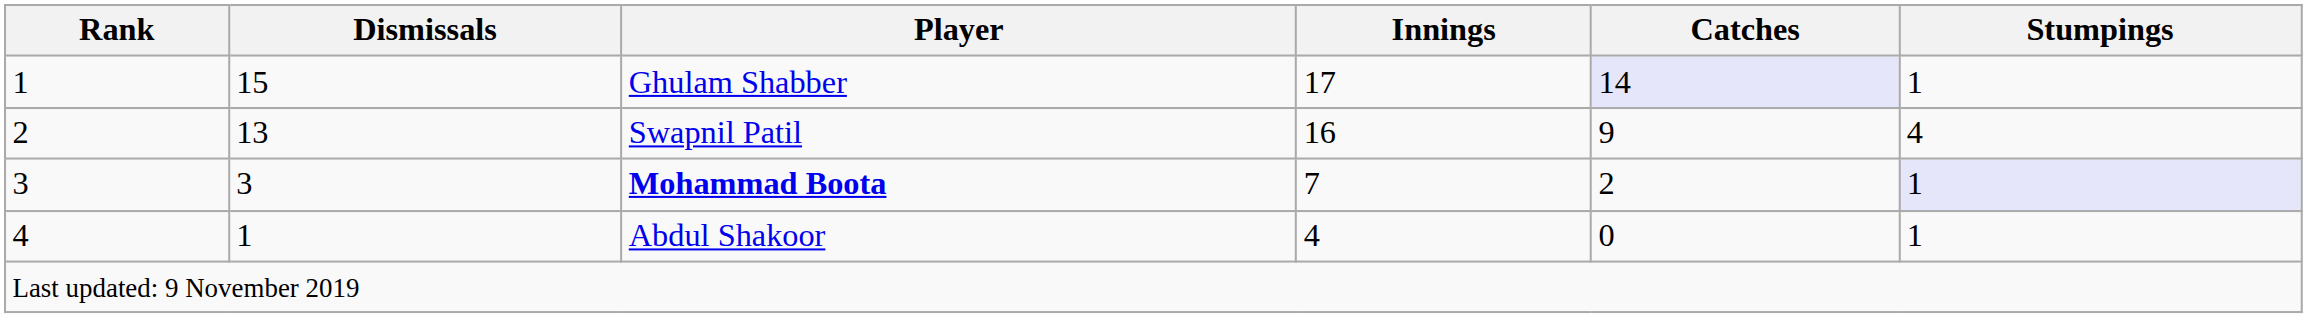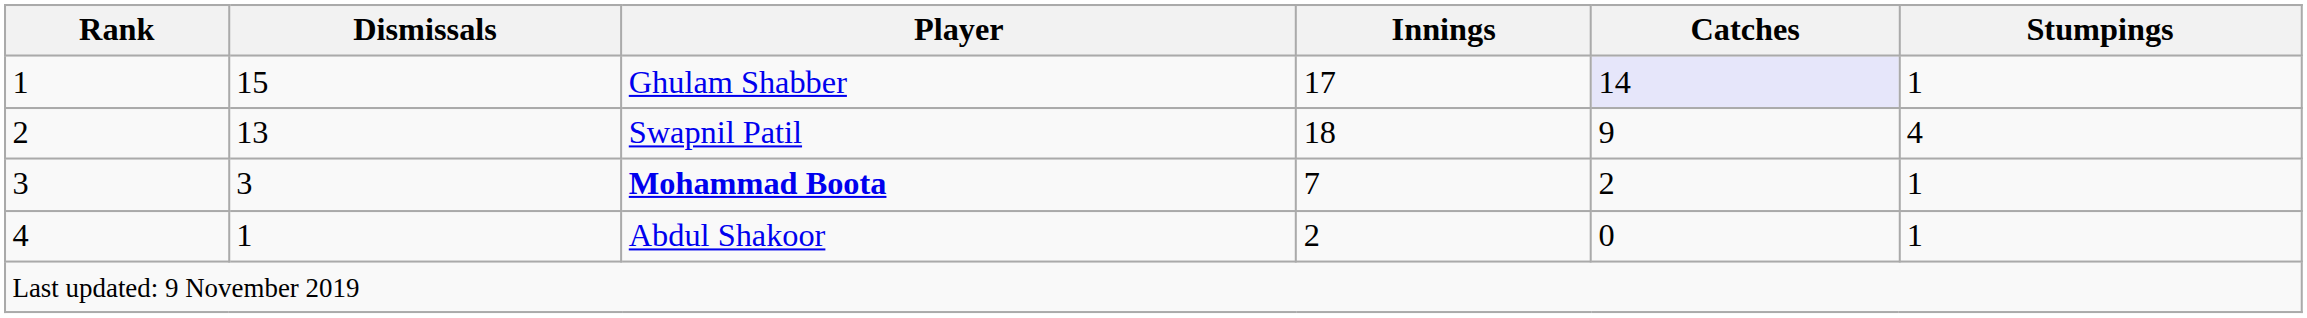(1320, 132) 16 -> (1320, 132) 18
(1915, 183) lavender background -> (1915, 183) no background
(1312, 235) 4 -> (1312, 235) 2
